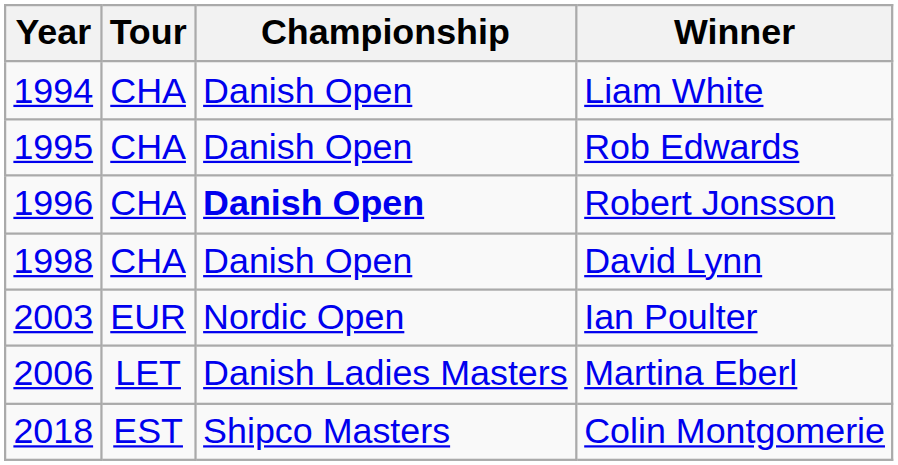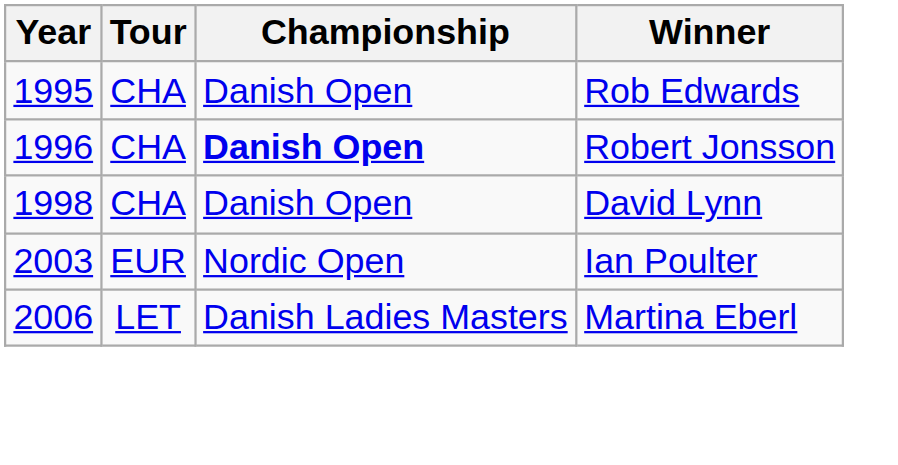- row: (674, 89)
- row: (735, 430)
